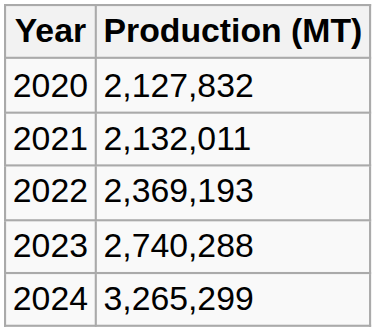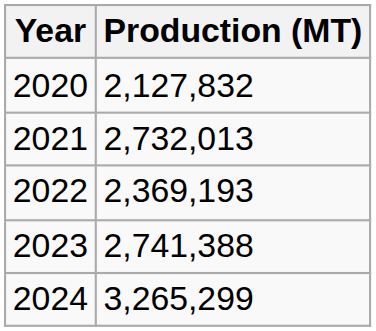(177, 138) 2,132,011 -> (179, 138) 2,732,013
(179, 245) 2,740,288 -> (179, 245) 2,741,388
